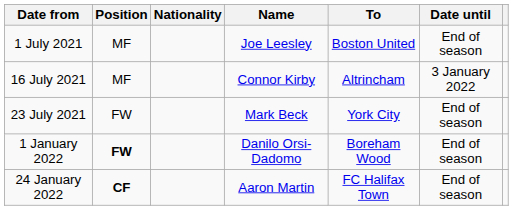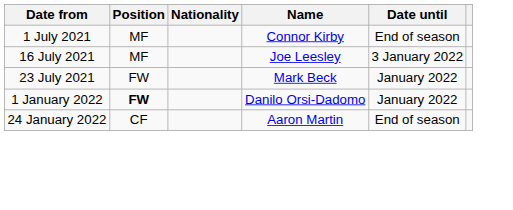- column: (373, 15)
(276, 43) Joe Leesley -> (305, 36) Connor Kirby
(276, 79) Connor Kirby -> (305, 57) Joe Leesley
(461, 115) End of season -> (417, 78) January 2022
(461, 151) End of season -> (417, 99) January 2022
(122, 187) bold -> (139, 120) normal
